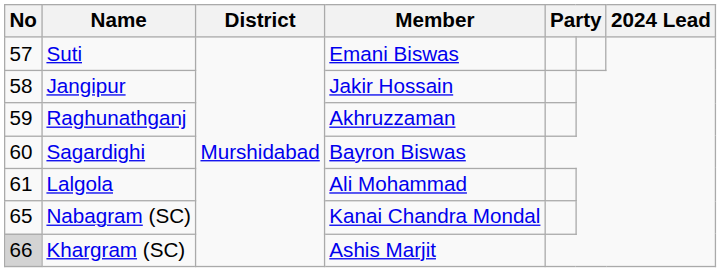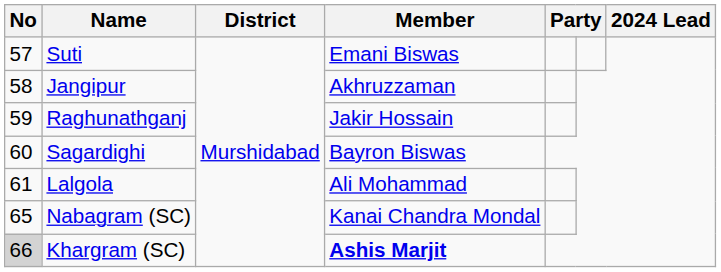(391, 86) Jakir Hossain -> (392, 86) Akhruzzaman
(392, 119) Akhruzzaman -> (391, 119) Jakir Hossain
(383, 250) normal -> (388, 250) bold
